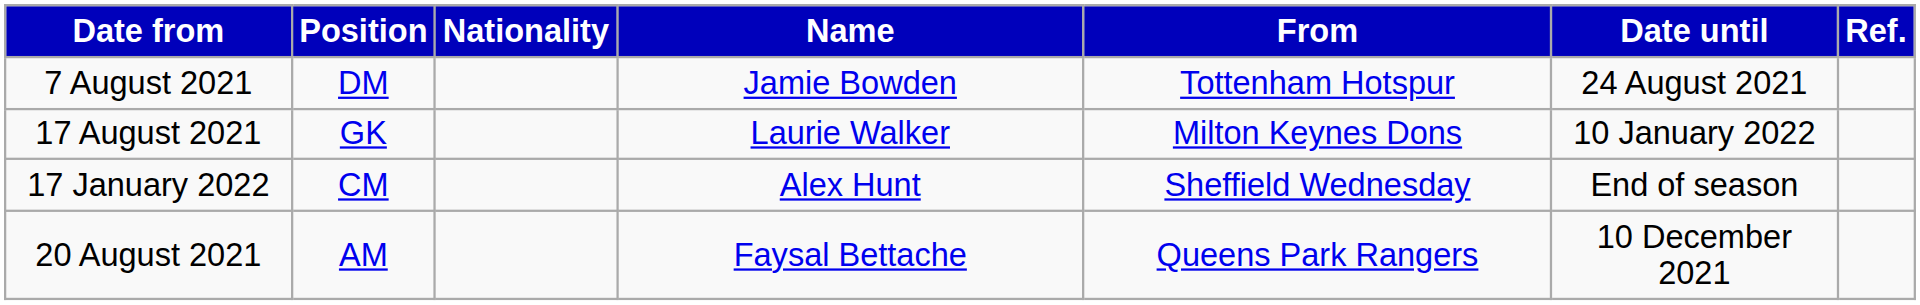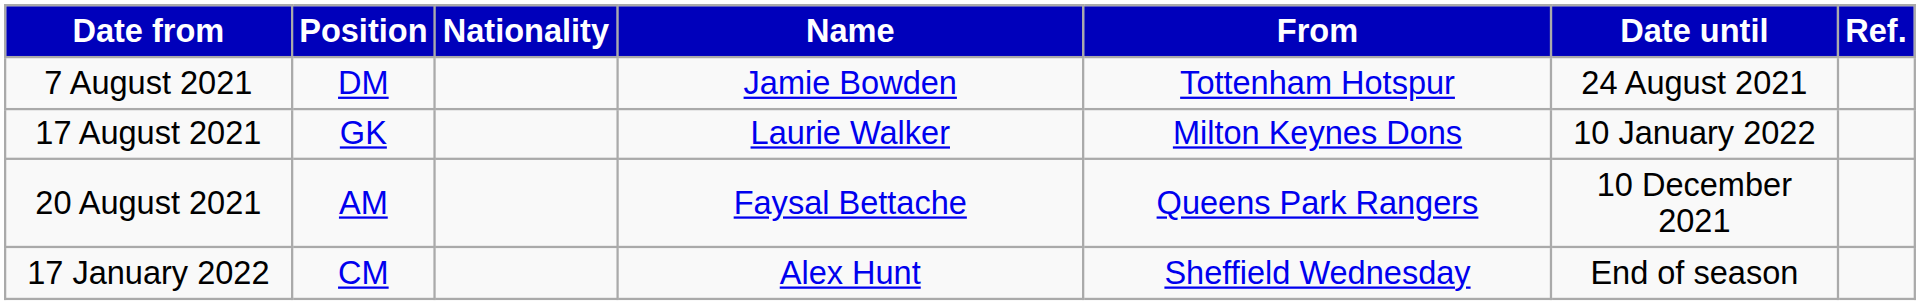rows swapped: (148, 255) <-> (148, 185)
